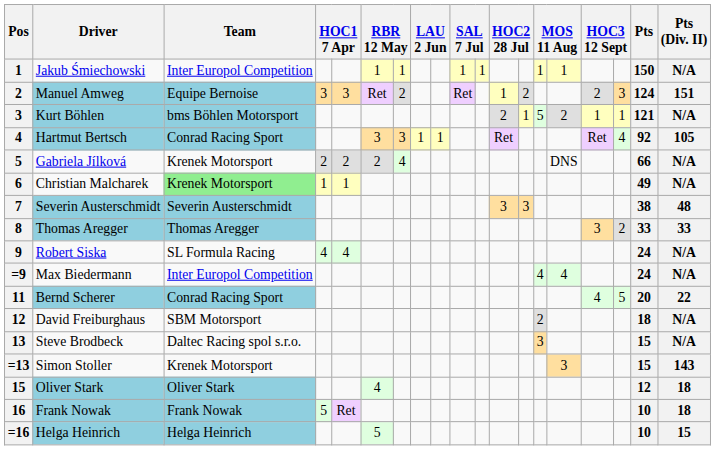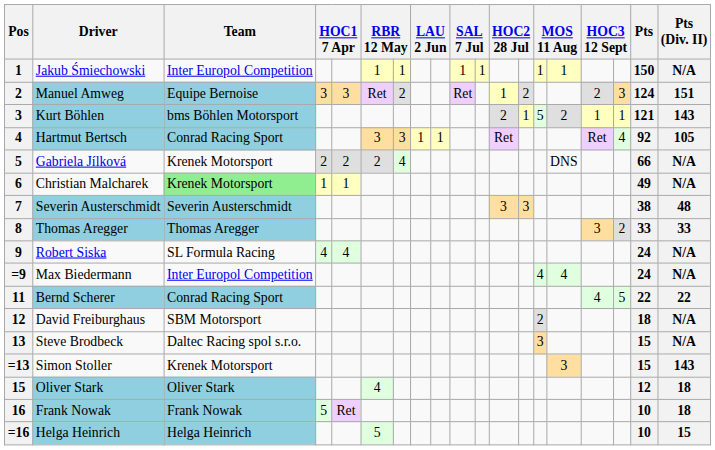(684, 115) N/A -> (684, 115) 143
(644, 297) 20 -> (644, 297) 22
